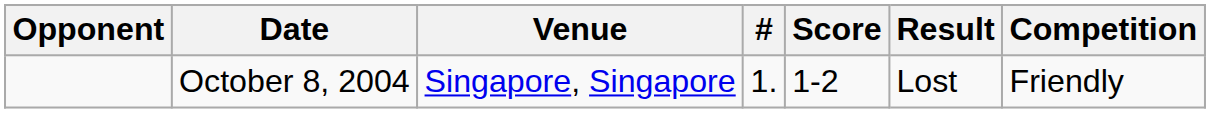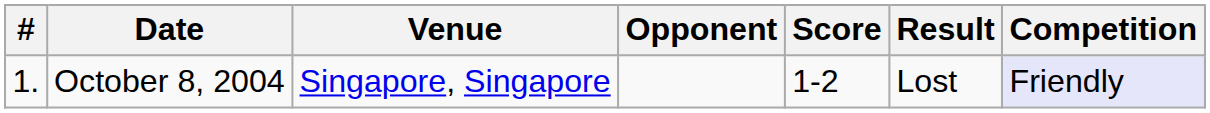columns swapped: (764, 30) <-> (88, 30)
(1067, 81) no background -> (1067, 81) lavender background
